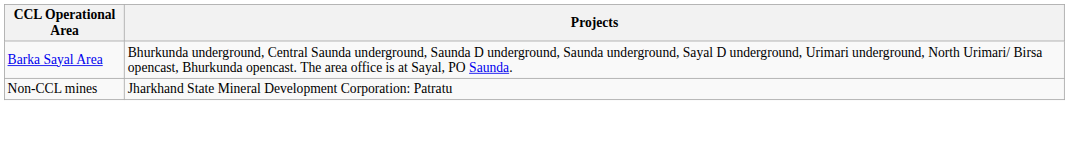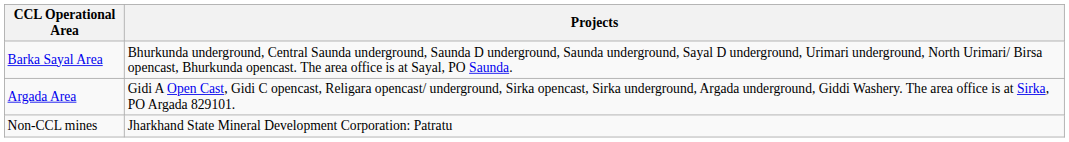+ row: (42, 96)
